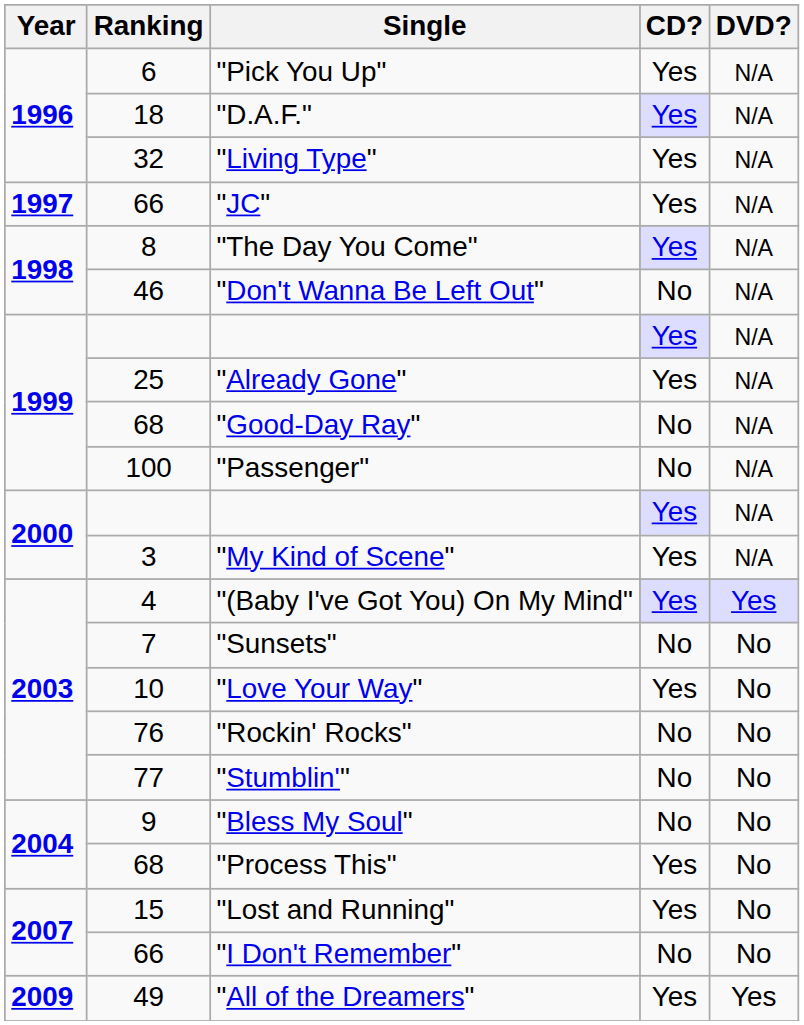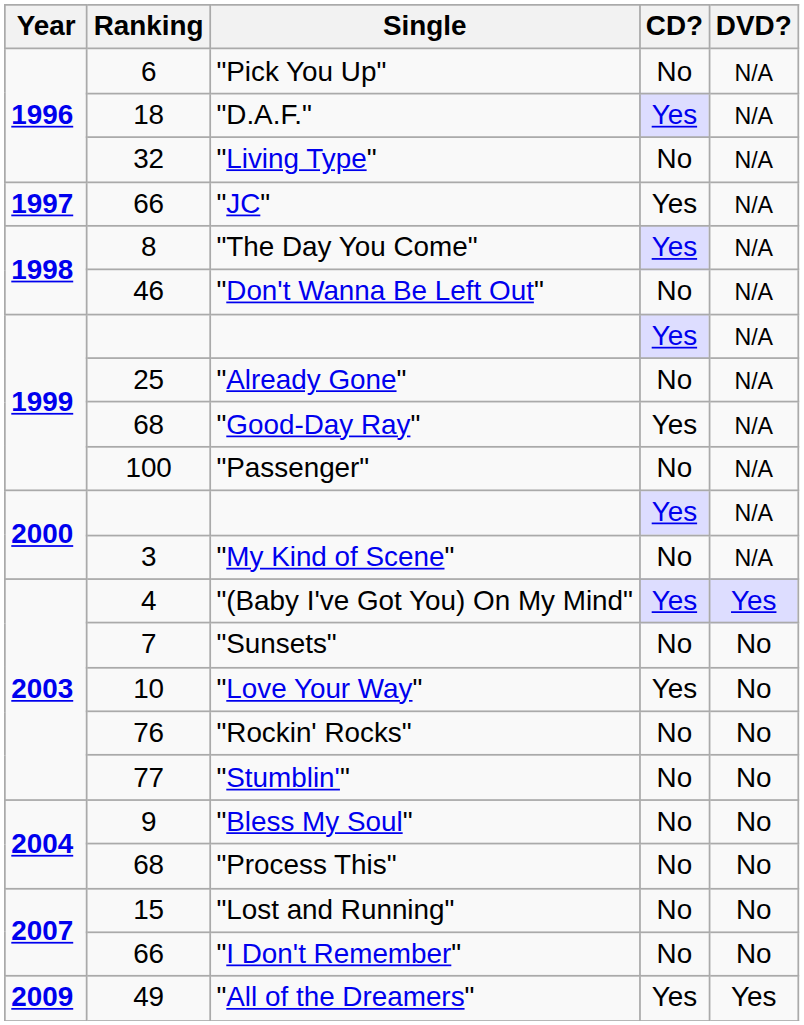(674, 70) Yes -> (674, 70) No
(674, 159) Yes -> (674, 159) No
(674, 379) Yes -> (674, 379) No
(674, 423) No -> (674, 423) Yes
(674, 556) Yes -> (674, 556) No
(674, 865) Yes -> (674, 865) No
(674, 909) Yes -> (674, 909) No
